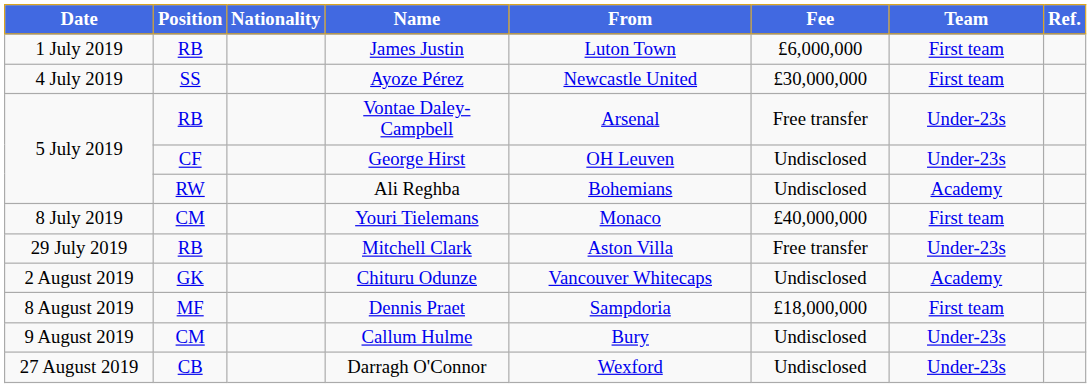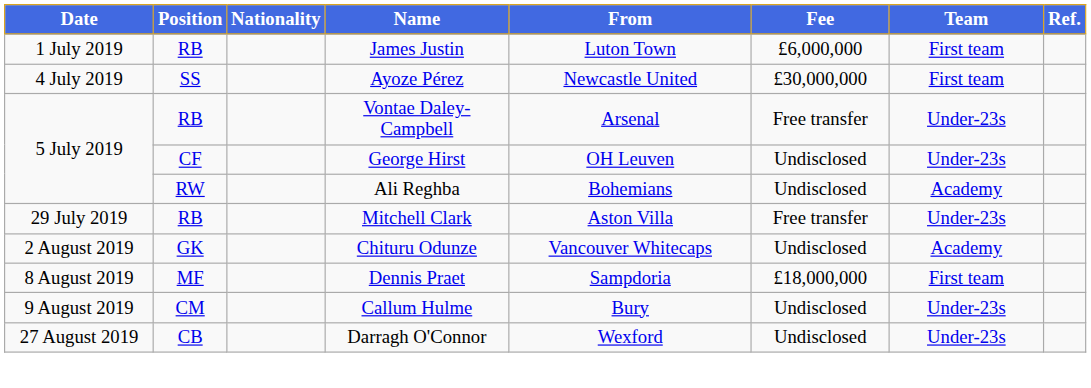- row: (417, 218)
